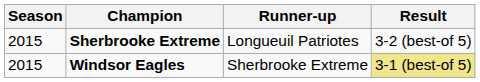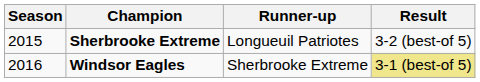(25, 65) 2015 -> (25, 65) 2016
